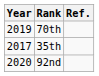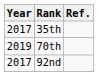rows swapped: (49, 46) <-> (49, 30)
(19, 63) 2020 -> (19, 63) 2017
